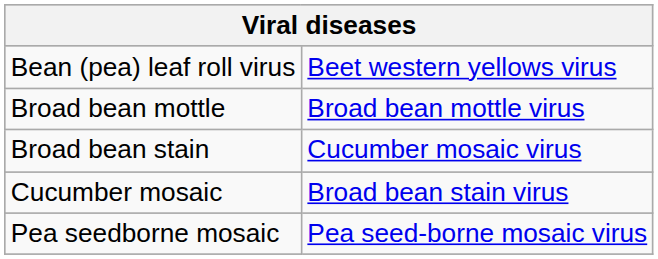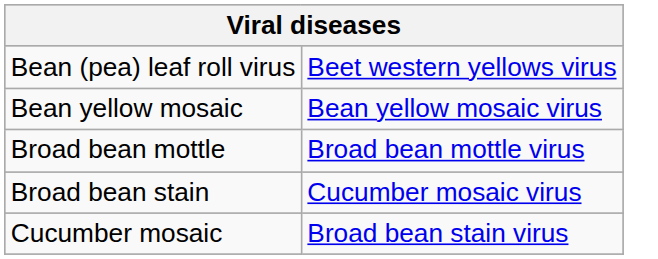+ row: (127, 108)
- row: (145, 233)
